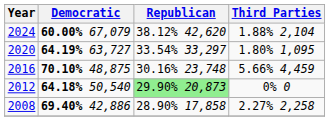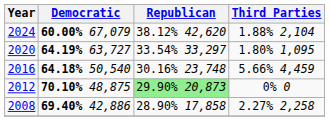(86, 70) 70.10% 48,875 -> (86, 70) 64.18% 50,540
(86, 88) 64.18% 50,540 -> (86, 88) 70.10% 48,875
